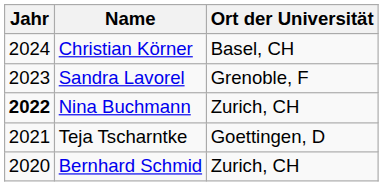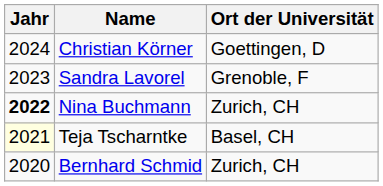(252, 48) Basel, CH -> (268, 48) Goettingen, D
(30, 136) no background -> (30, 136) lightyellow background
(268, 136) Goettingen, D -> (252, 136) Basel, CH
